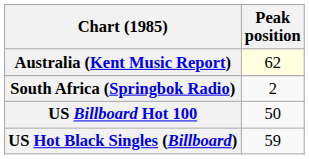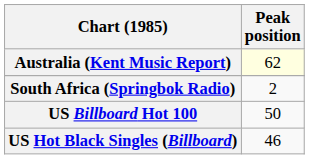(273, 140) 59 -> (273, 140) 46
